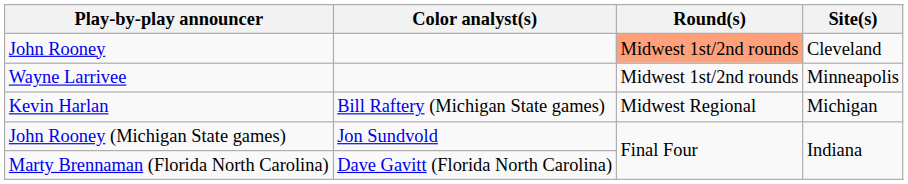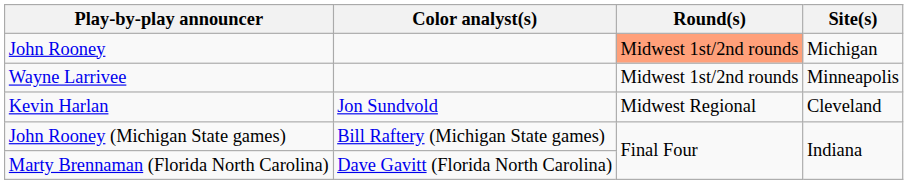(844, 48) Cleveland -> (842, 48) Michigan
(471, 106) Bill Raftery (Michigan State games) -> (388, 106) Jon Sundvold
(842, 106) Michigan -> (844, 106) Cleveland
(388, 135) Jon Sundvold -> (471, 135) Bill Raftery (Michigan State games)
